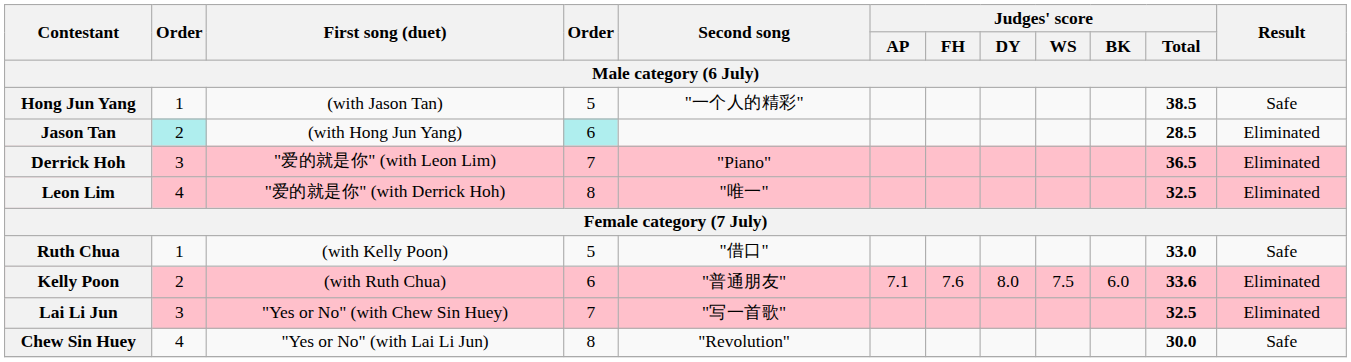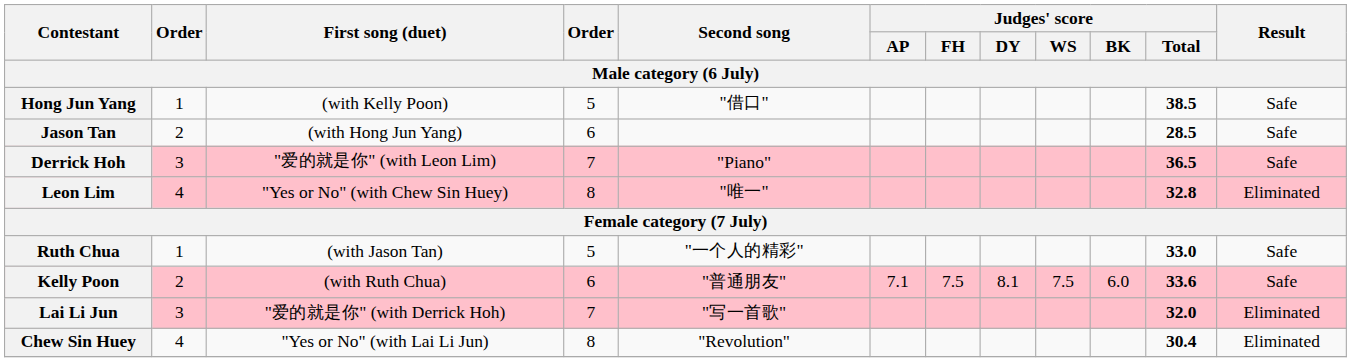(385, 102) (with Jason Tan) -> (385, 102) (with Kelly Poon)
(744, 102) "一个人的精彩" -> (744, 102) "借口"
(179, 132) paleturquoise background -> (179, 132) no background
(591, 132) paleturquoise background -> (591, 132) no background
(1282, 132) Eliminated -> (1282, 132) Safe
(1282, 161) Eliminated -> (1282, 161) Safe
(385, 191) "爱的就是你" (with Derrick Hoh) -> (385, 192) "Yes or No" (with Chew Sin Huey)
(1181, 192) 32.5 -> (1181, 192) 32.8
(385, 251) (with Kelly Poon) -> (385, 251) (with Jason Tan)
(744, 250) "借口" -> (744, 250) "一个人的精彩"
(953, 281) 7.6 -> (953, 281) 7.5
(1008, 281) 8.0 -> (1008, 281) 8.1
(1282, 281) Eliminated -> (1282, 281) Safe
(385, 312) "Yes or No" (with Chew Sin Huey) -> (385, 312) "爱的就是你" (with Derrick Hoh)
(1181, 312) 32.5 -> (1181, 312) 32.0
(1181, 342) 30.0 -> (1181, 342) 30.4
(1282, 342) Safe -> (1282, 342) Eliminated
